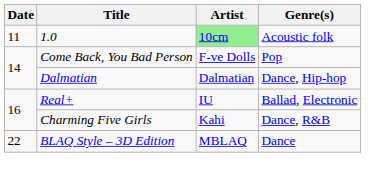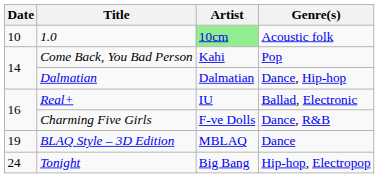(14, 36) 11 -> (14, 36) 10
(227, 57) F-ve Dolls -> (212, 57) Kahi
(212, 120) Kahi -> (227, 120) F-ve Dolls
(14, 141) 22 -> (14, 141) 19
+ row: (60, 162)
